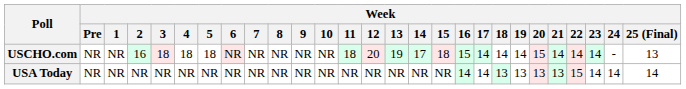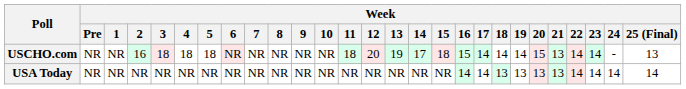(558, 53) 14 -> (558, 53) 13
(576, 73) 15 -> (576, 73) 14
